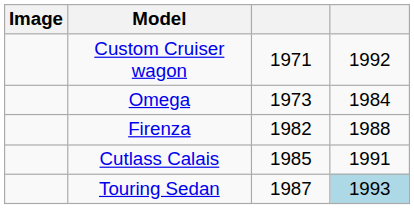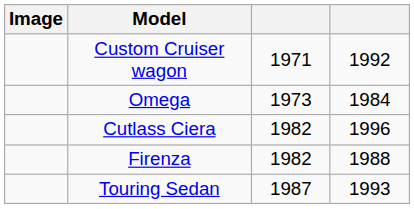+ row: (159, 129)
- row: (159, 159)
(370, 188) lightblue background -> (370, 188) no background
